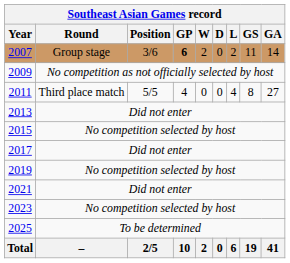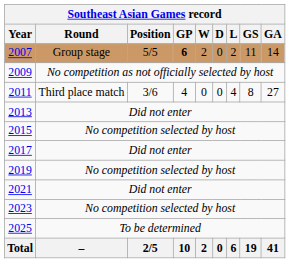(150, 53) 3/6 -> (150, 53) 5/5
(150, 92) 5/5 -> (150, 92) 3/6
